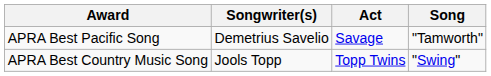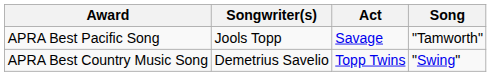(272, 37) Demetrius Savelio -> (248, 37) Jools Topp
(248, 60) Jools Topp -> (272, 60) Demetrius Savelio
